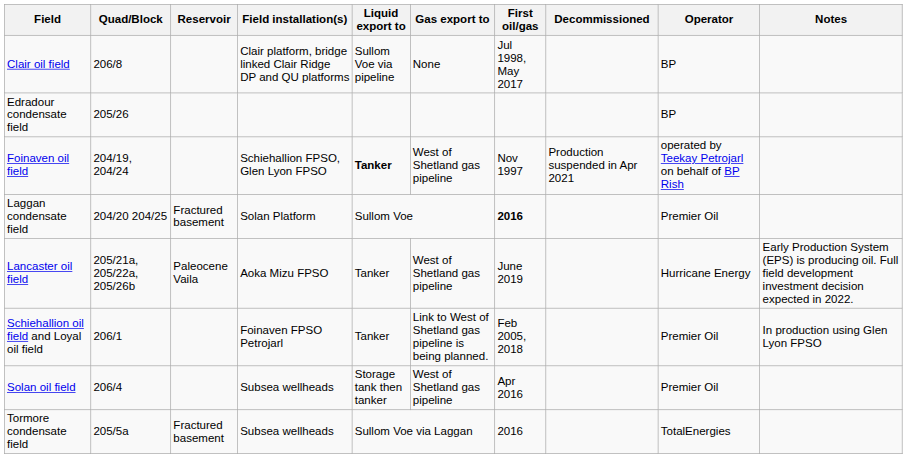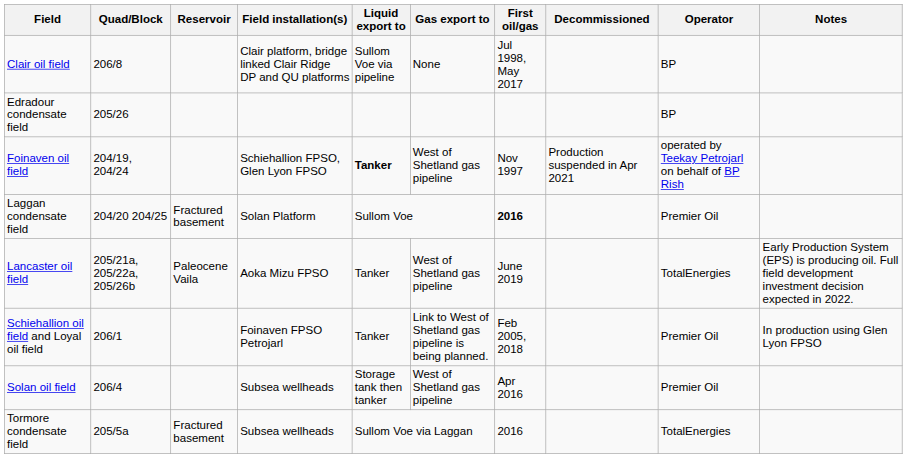(706, 273) Hurricane Energy -> (696, 273) TotalEnergies
